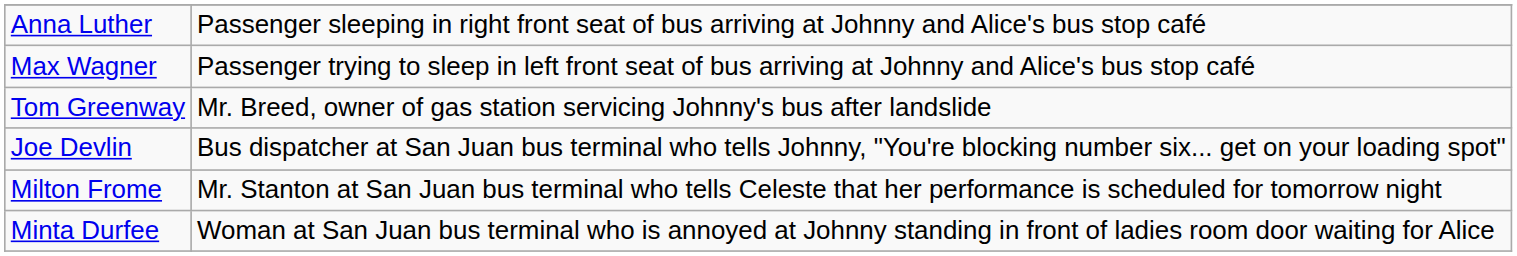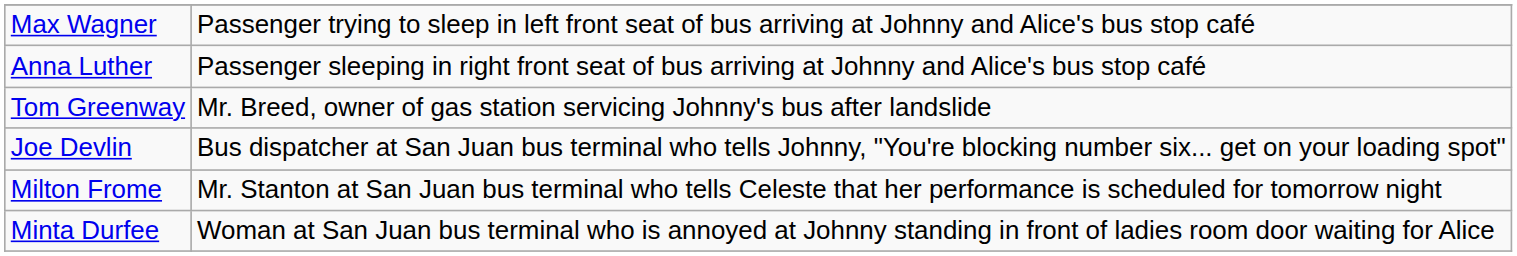rows swapped: (84, 66) <-> (81, 25)
